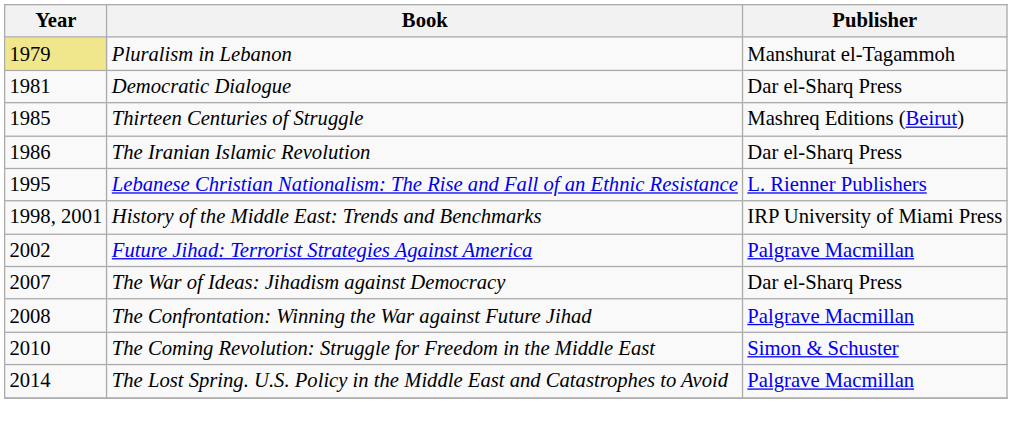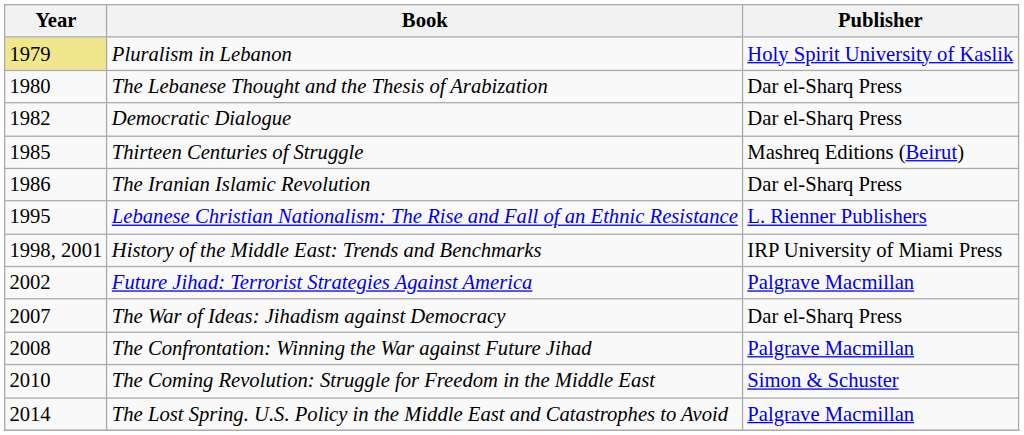(851, 53) Manshurat el-Tagammoh -> (880, 53) Holy Spirit University of Kaslik
+ row: (330, 86)
(30, 86) 1981 -> (30, 119) 1982
